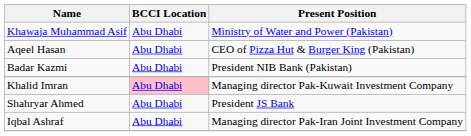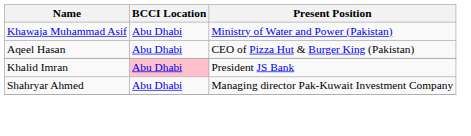- row: (37, 67)
(332, 85) Managing director Pak-Kuwait Investment Company -> (253, 67) President JS Bank
(253, 103) President JS Bank -> (332, 85) Managing director Pak-Kuwait Investment Company
- row: (35, 121)
